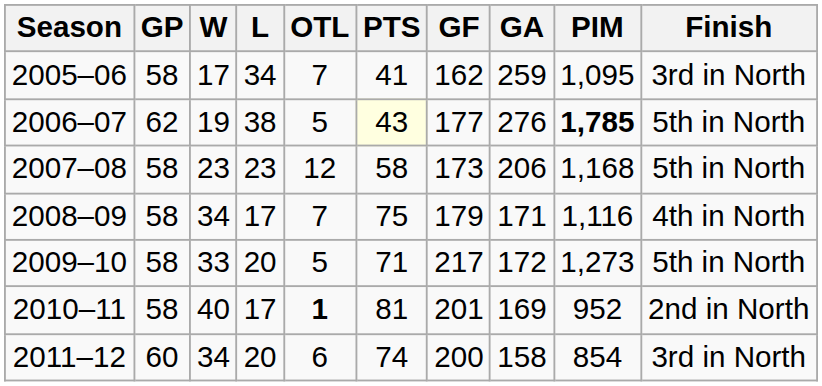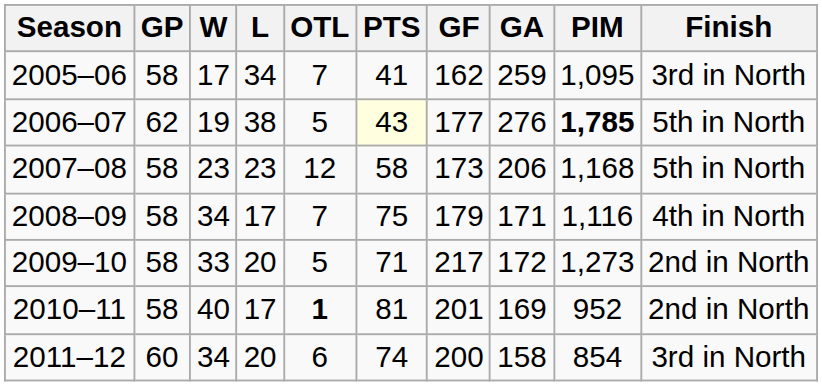(729, 262) 5th in North -> (729, 262) 2nd in North
